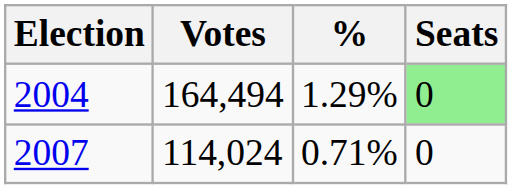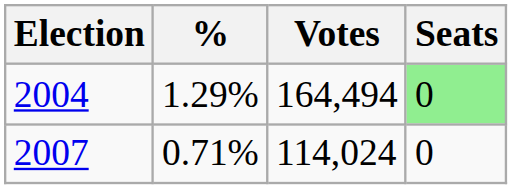columns swapped: (223, 34) <-> (349, 34)
